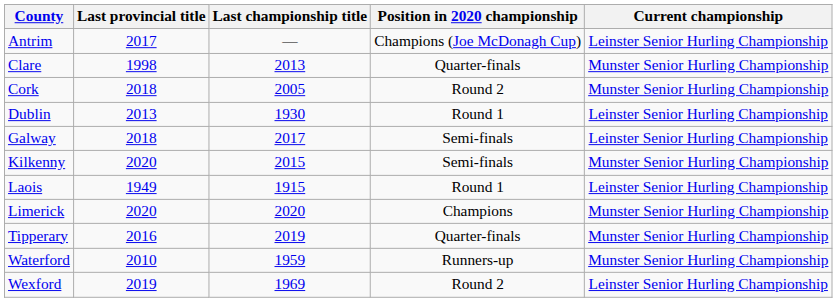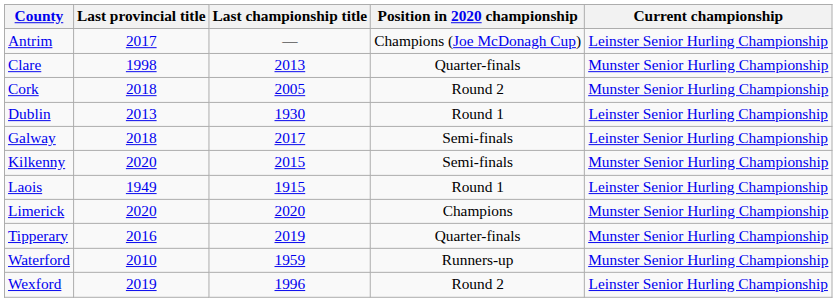(290, 284) 1969 -> (290, 284) 1996
